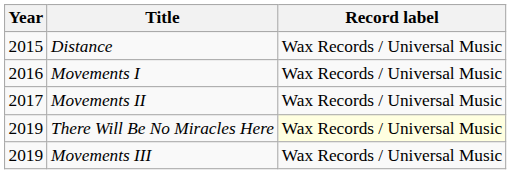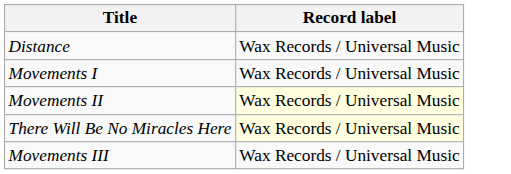- column: (26, 18)
(392, 100) no background -> (349, 100) lightyellow background
